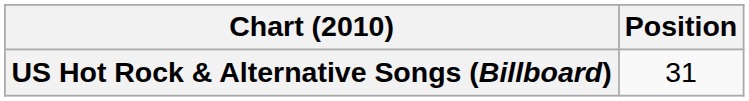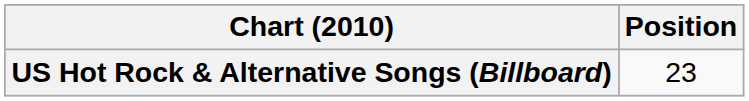(681, 72) 31 -> (681, 72) 23
